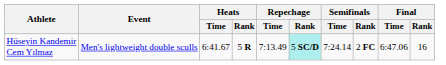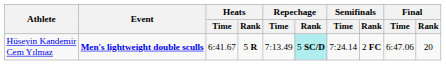(139, 47) normal -> (142, 47) bold
(422, 47) 16 -> (428, 47) 20
